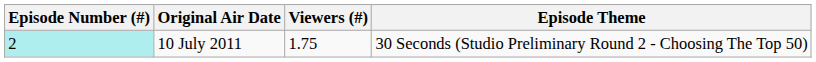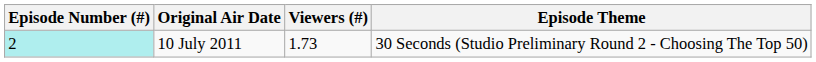(303, 43) 1.75 -> (303, 43) 1.73
